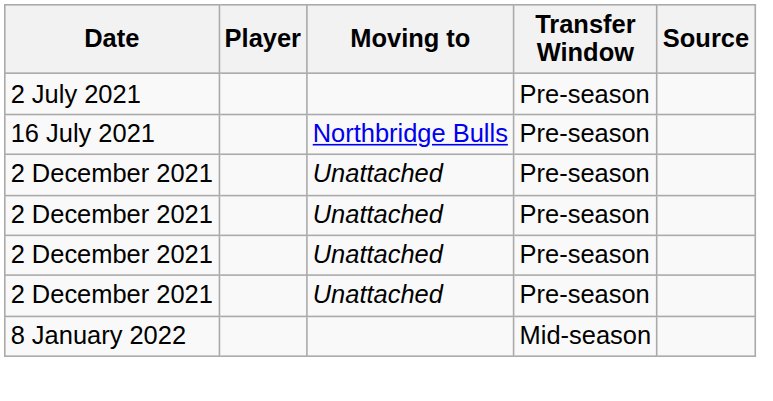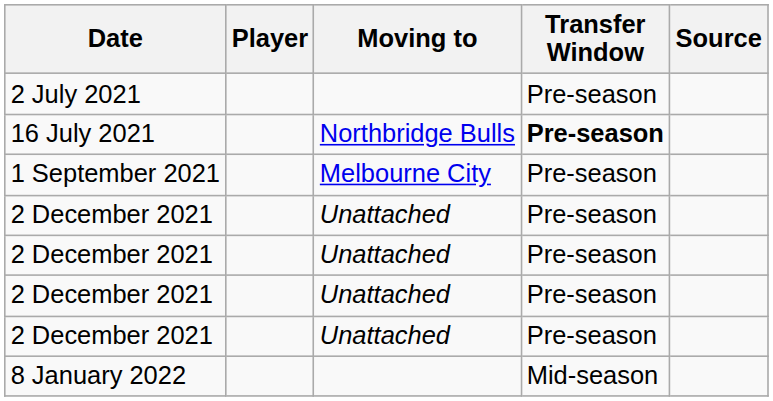(585, 133) normal -> (595, 133) bold
+ row: (115, 174)
